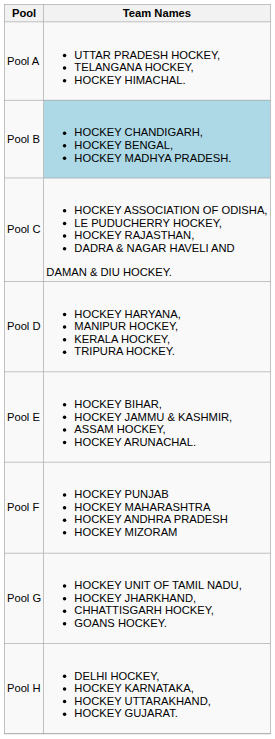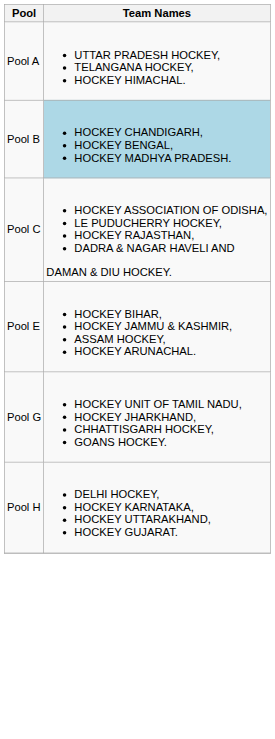- row: (24, 326)
- row: (23, 507)
